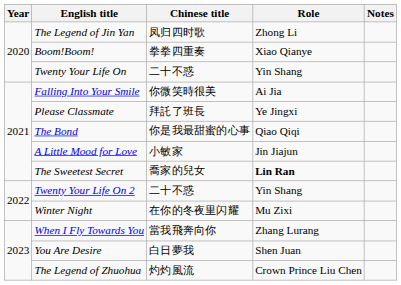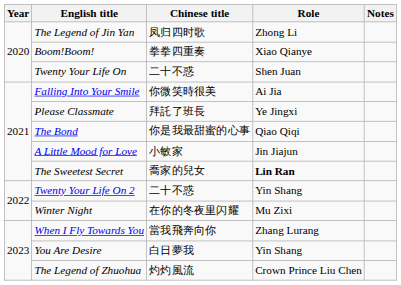(279, 71) Yin Shang -> (278, 71) Shen Juan
(278, 250) Shen Juan -> (279, 250) Yin Shang
